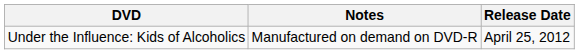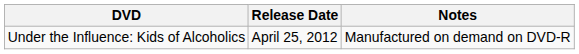columns swapped: (527, 15) <-> (365, 15)
